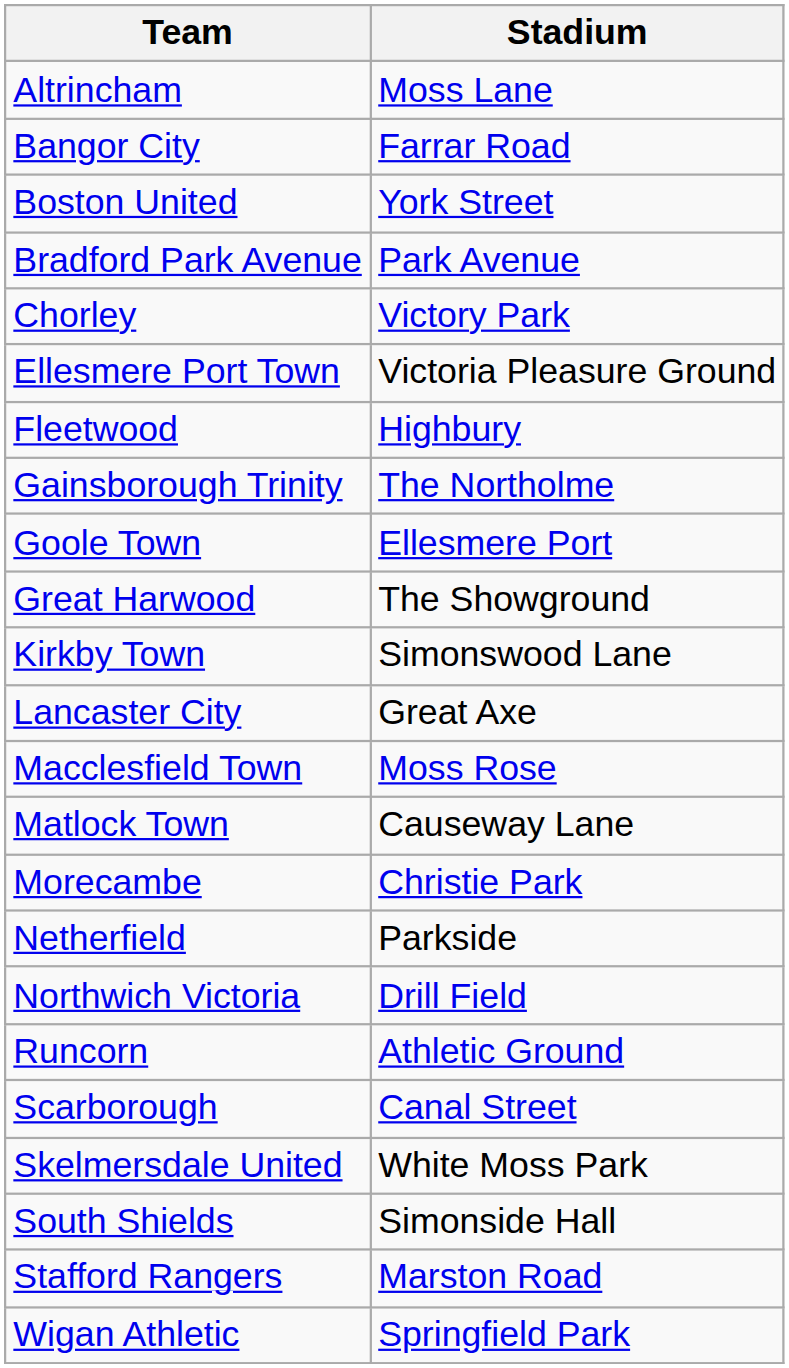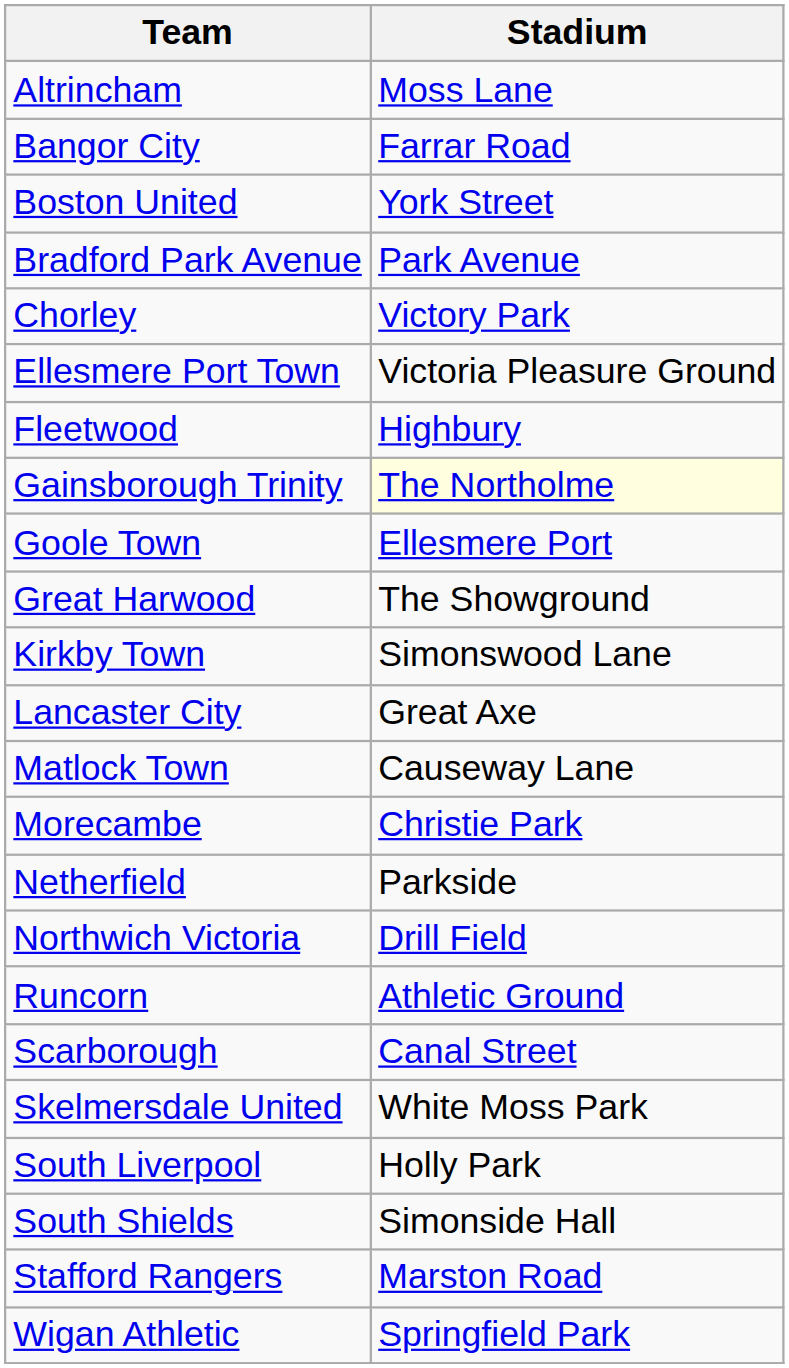(496, 485) no background -> (496, 485) lightyellow background
- row: (158, 768)
+ row: (137, 1164)
